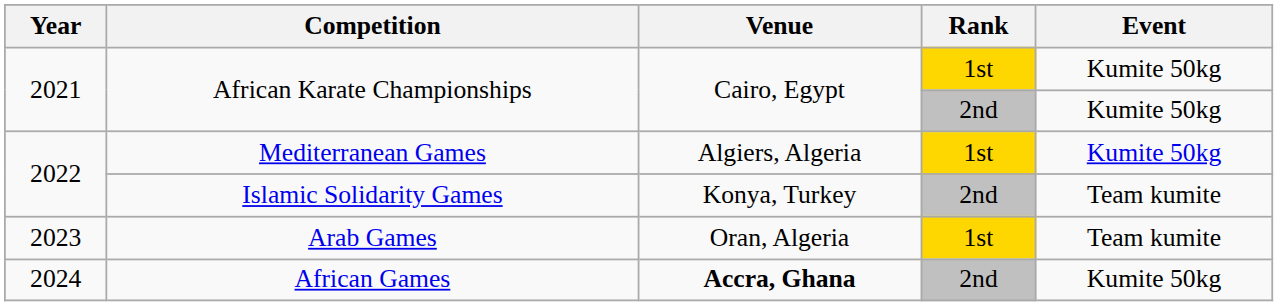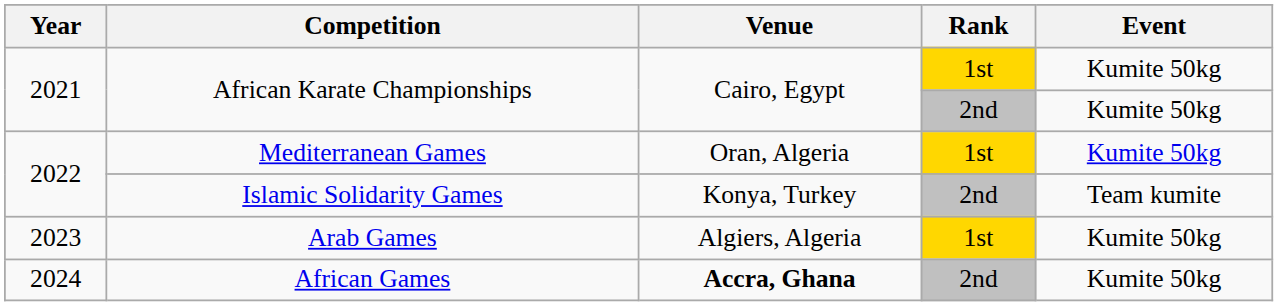(780, 152) Algiers, Algeria -> (780, 152) Oran, Algeria
(780, 237) Oran, Algeria -> (780, 237) Algiers, Algeria
(1154, 237) Team kumite -> (1154, 237) Kumite 50kg
